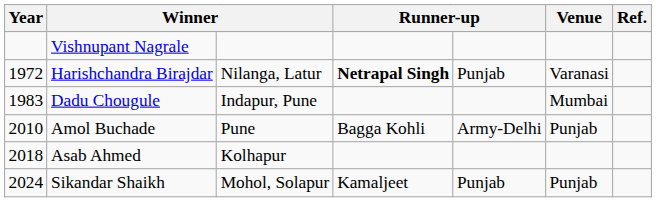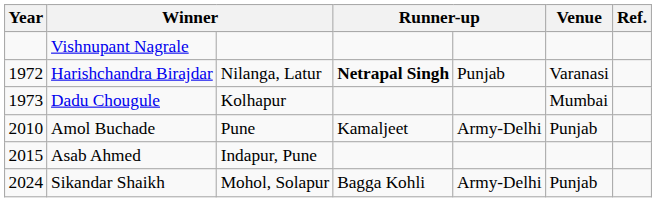(26, 100) 1983 -> (26, 100) 1973
(269, 100) Indapur, Pune -> (253, 100) Kolhapur
(381, 127) Bagga Kohli -> (373, 127) Kamaljeet
(26, 155) 2018 -> (26, 155) 2015
(253, 155) Kolhapur -> (269, 155) Indapur, Pune
(373, 182) Kamaljeet -> (381, 182) Bagga Kohli
(481, 182) Punjab -> (499, 182) Army-Delhi
